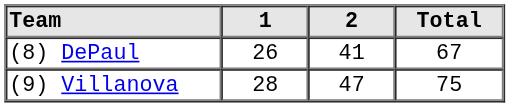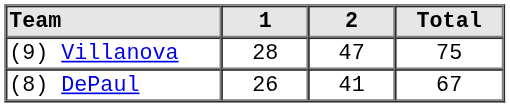rows swapped: (94, 85) <-> (74, 53)
